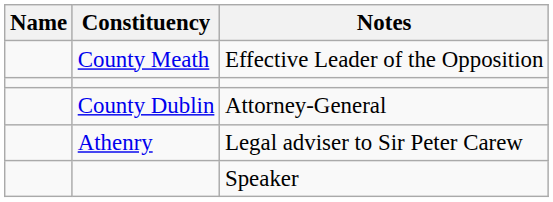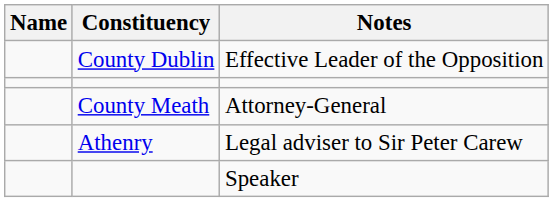(143, 58) County Meath -> (146, 58) County Dublin
(146, 105) County Dublin -> (143, 105) County Meath
